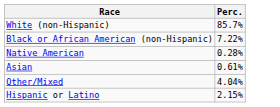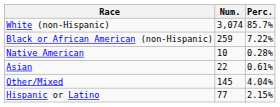+ column: (230, 11)
